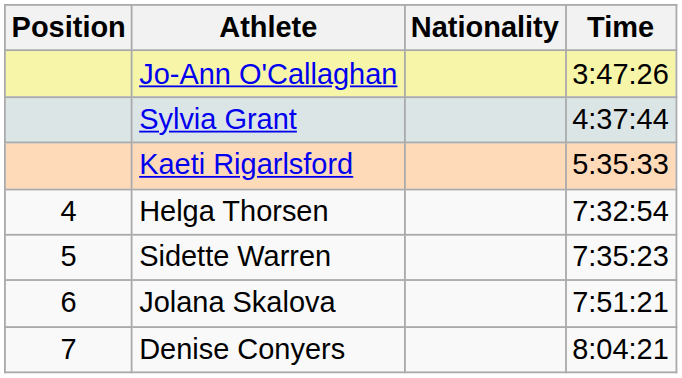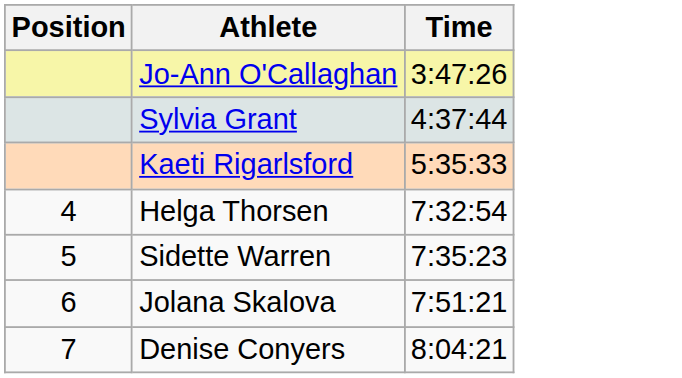- column: (485, 27)
